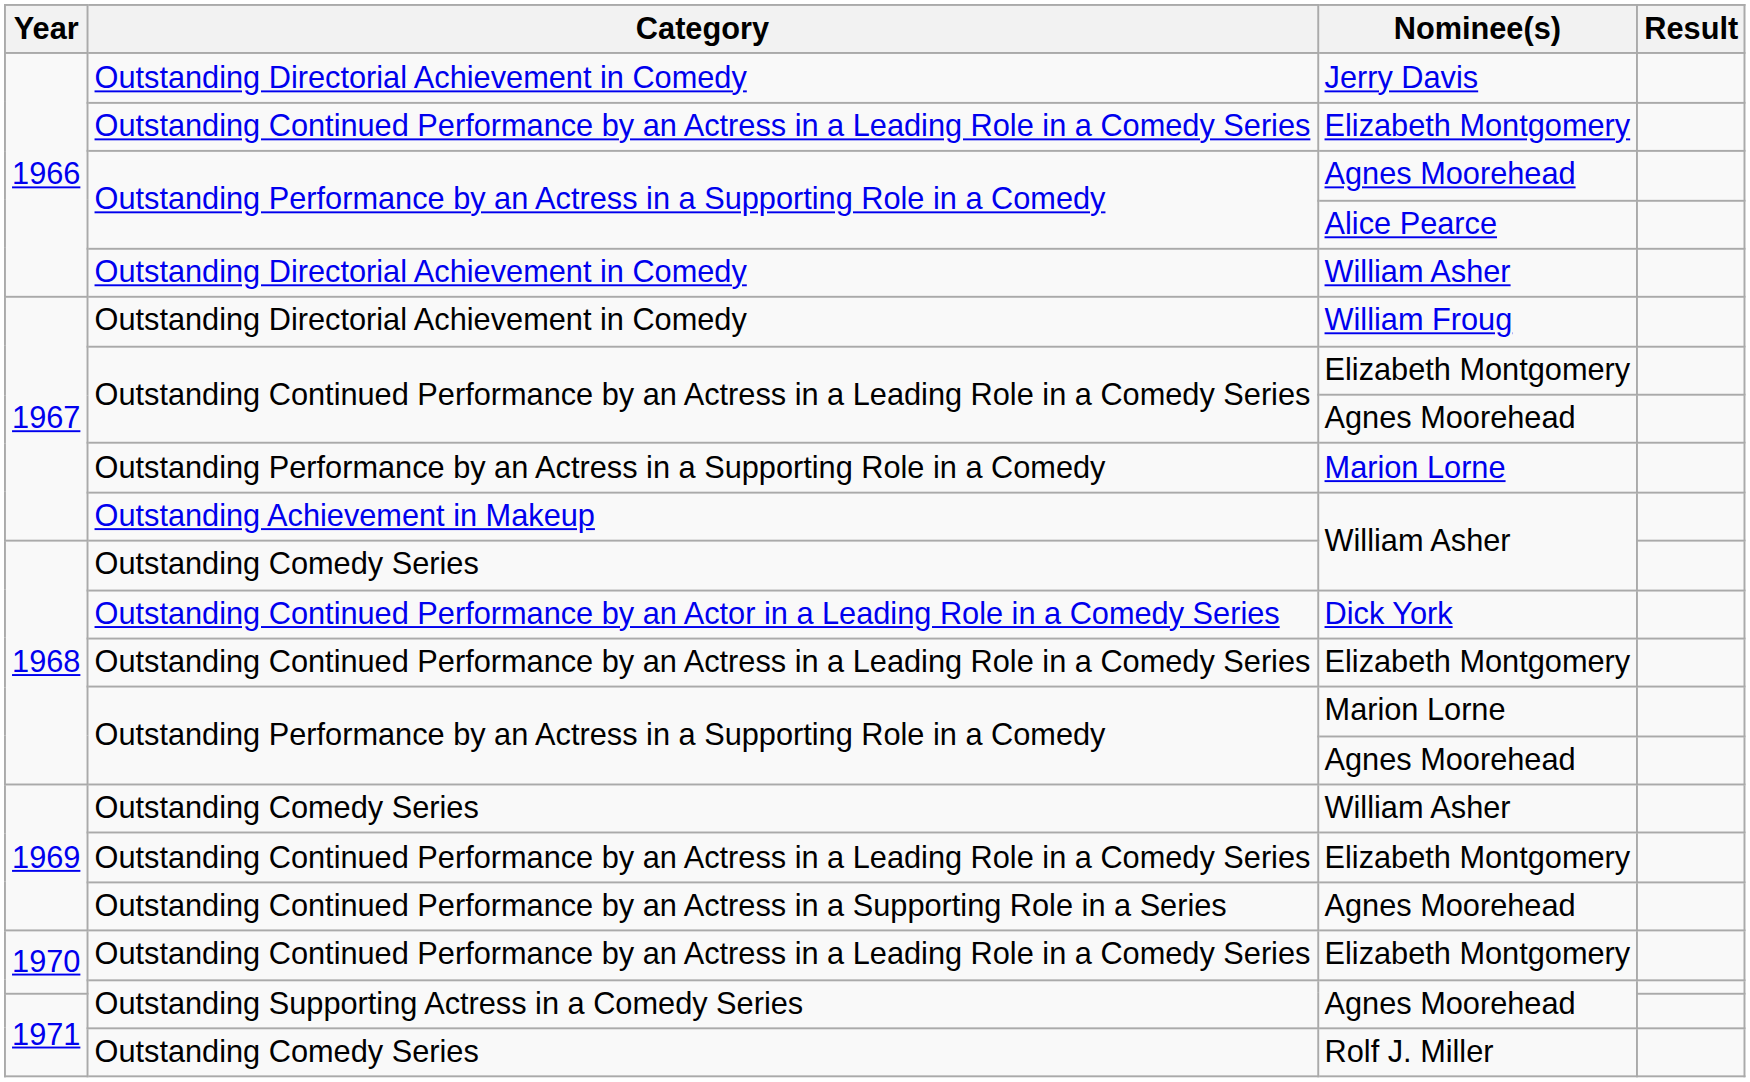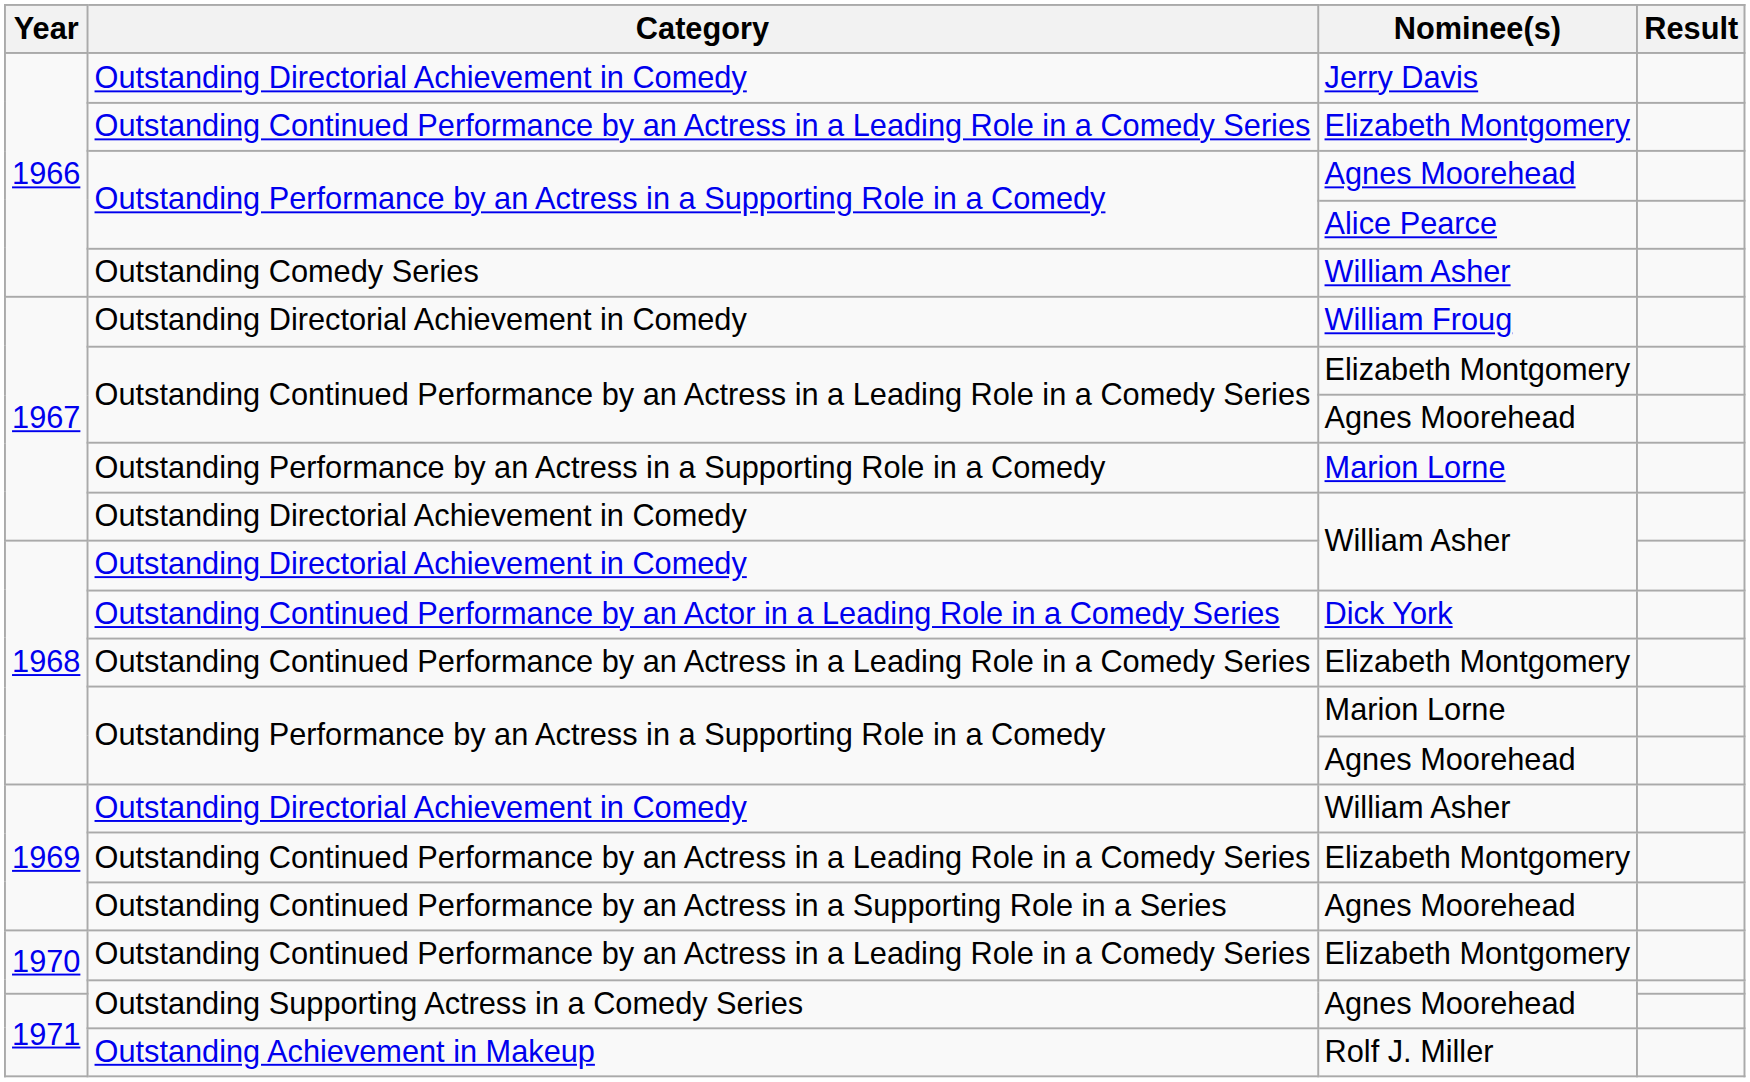(421, 272) Outstanding Directorial Achievement in Comedy -> (287, 272) Outstanding Comedy Series
(345, 516) Outstanding Achievement in Makeup -> (421, 516) Outstanding Directorial Achievement in Comedy
(287, 564) Outstanding Comedy Series -> (421, 564) Outstanding Directorial Achievement in Comedy
(287, 808) Outstanding Comedy Series -> (421, 808) Outstanding Directorial Achievement in Comedy
(287, 1051) Outstanding Comedy Series -> (345, 1051) Outstanding Achievement in Makeup
